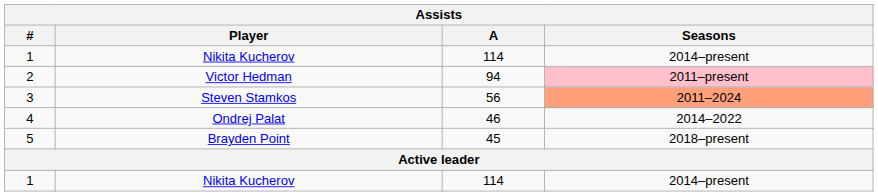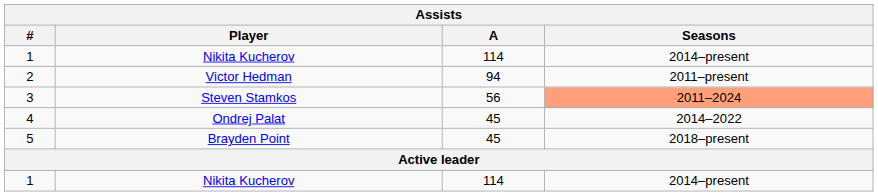(709, 77) pink background -> (709, 77) no background
(493, 118) 46 -> (493, 118) 45
